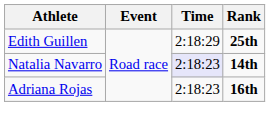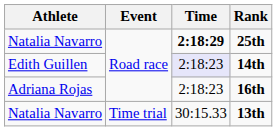(48, 41) Edith Guillen -> (55, 41) Natalia Navarro
(197, 41) normal -> (201, 41) bold
(55, 65) Natalia Navarro -> (48, 65) Edith Guillen
+ row: (251, 113)
